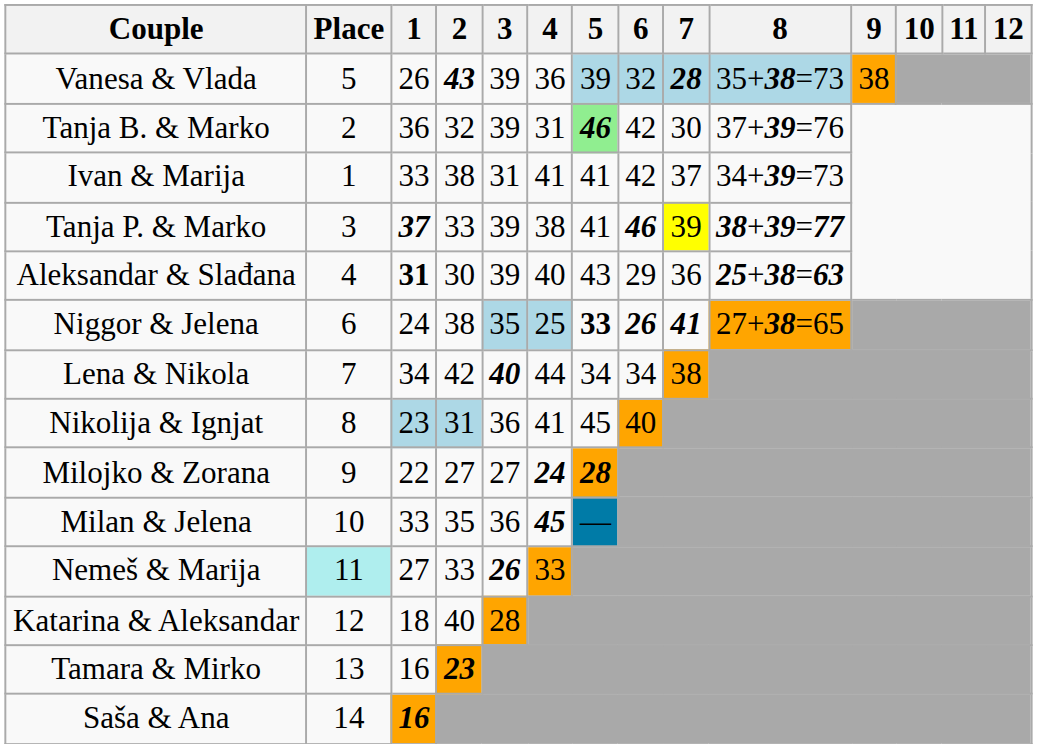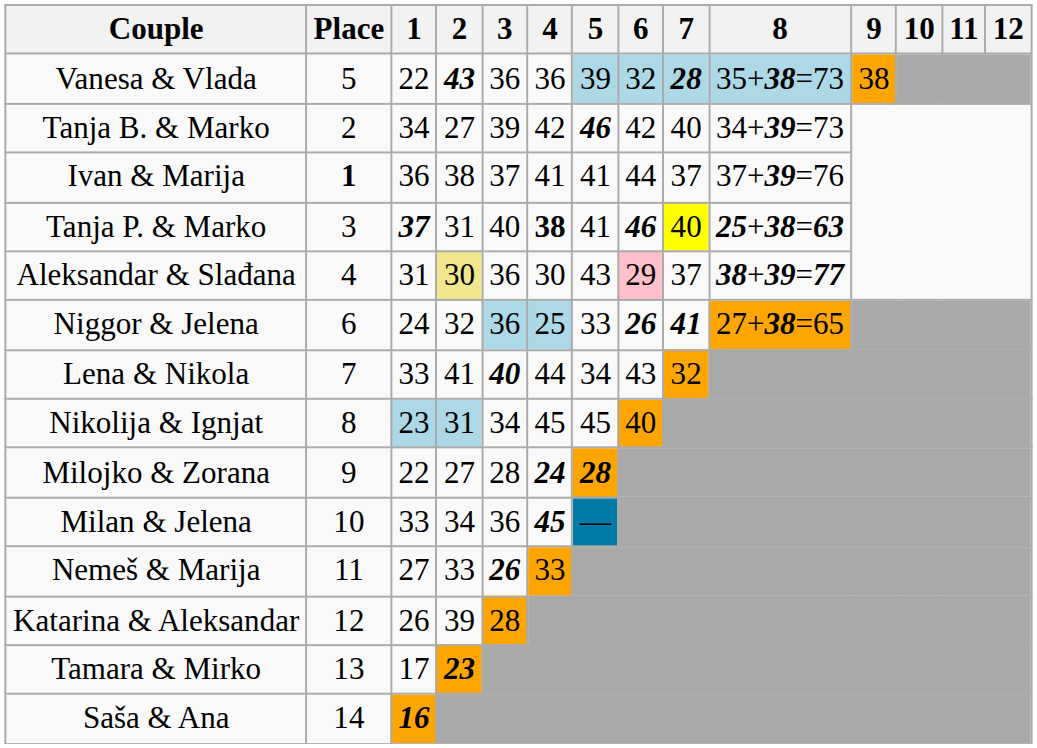(414, 78) 26 -> (414, 78) 22
(505, 78) 39 -> (505, 78) 36
(414, 127) 36 -> (414, 127) 34
(459, 127) 32 -> (459, 127) 27
(550, 127) 31 -> (550, 127) 42
(595, 127) lightgreen background -> (595, 127) no background
(686, 127) 30 -> (686, 127) 40
(780, 127) 37+39=76 -> (780, 127) 34+39=73
(349, 176) normal -> (349, 176) bold
(414, 176) 33 -> (414, 176) 36
(505, 176) 31 -> (505, 176) 37
(641, 176) 42 -> (641, 176) 44
(780, 176) 34+39=73 -> (780, 176) 37+39=76
(459, 226) 33 -> (459, 226) 31
(505, 226) 39 -> (505, 226) 40
(550, 226) normal -> (550, 226) bold
(686, 226) 39 -> (686, 226) 40
(780, 226) 38+39=77 -> (780, 226) 25+38=63
(414, 275) bold -> (414, 275) normal
(459, 275) no background -> (459, 275) khaki background
(505, 275) 39 -> (505, 275) 36
(550, 275) 40 -> (550, 275) 30
(641, 275) no background -> (641, 275) pink background
(686, 275) 36 -> (686, 275) 37
(780, 275) 25+38=63 -> (780, 275) 38+39=77
(459, 324) 38 -> (459, 324) 32
(505, 324) 35 -> (505, 324) 36
(595, 324) bold -> (595, 324) normal
(414, 373) 34 -> (414, 373) 33
(459, 373) 42 -> (459, 373) 41
(641, 373) 34 -> (641, 373) 43
(686, 373) 38 -> (686, 373) 32
(505, 422) 36 -> (505, 422) 34
(550, 422) 41 -> (550, 422) 45
(505, 472) 27 -> (505, 472) 28
(459, 521) 35 -> (459, 521) 34
(349, 570) paleturquoise background -> (349, 570) no background
(414, 619) 18 -> (414, 619) 26
(459, 619) 40 -> (459, 619) 39
(414, 669) 16 -> (414, 669) 17
